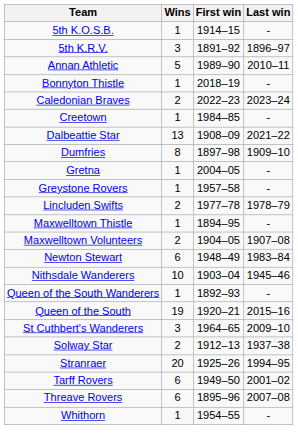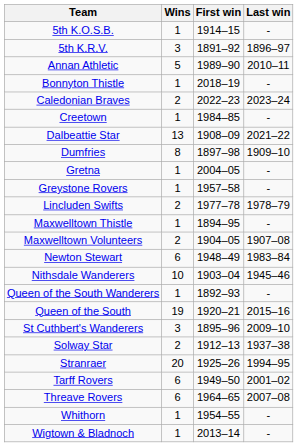(218, 328) 1964–65 -> (218, 328) 1895–96
(218, 398) 1895–96 -> (218, 398) 1964–65
+ row: (83, 433)
